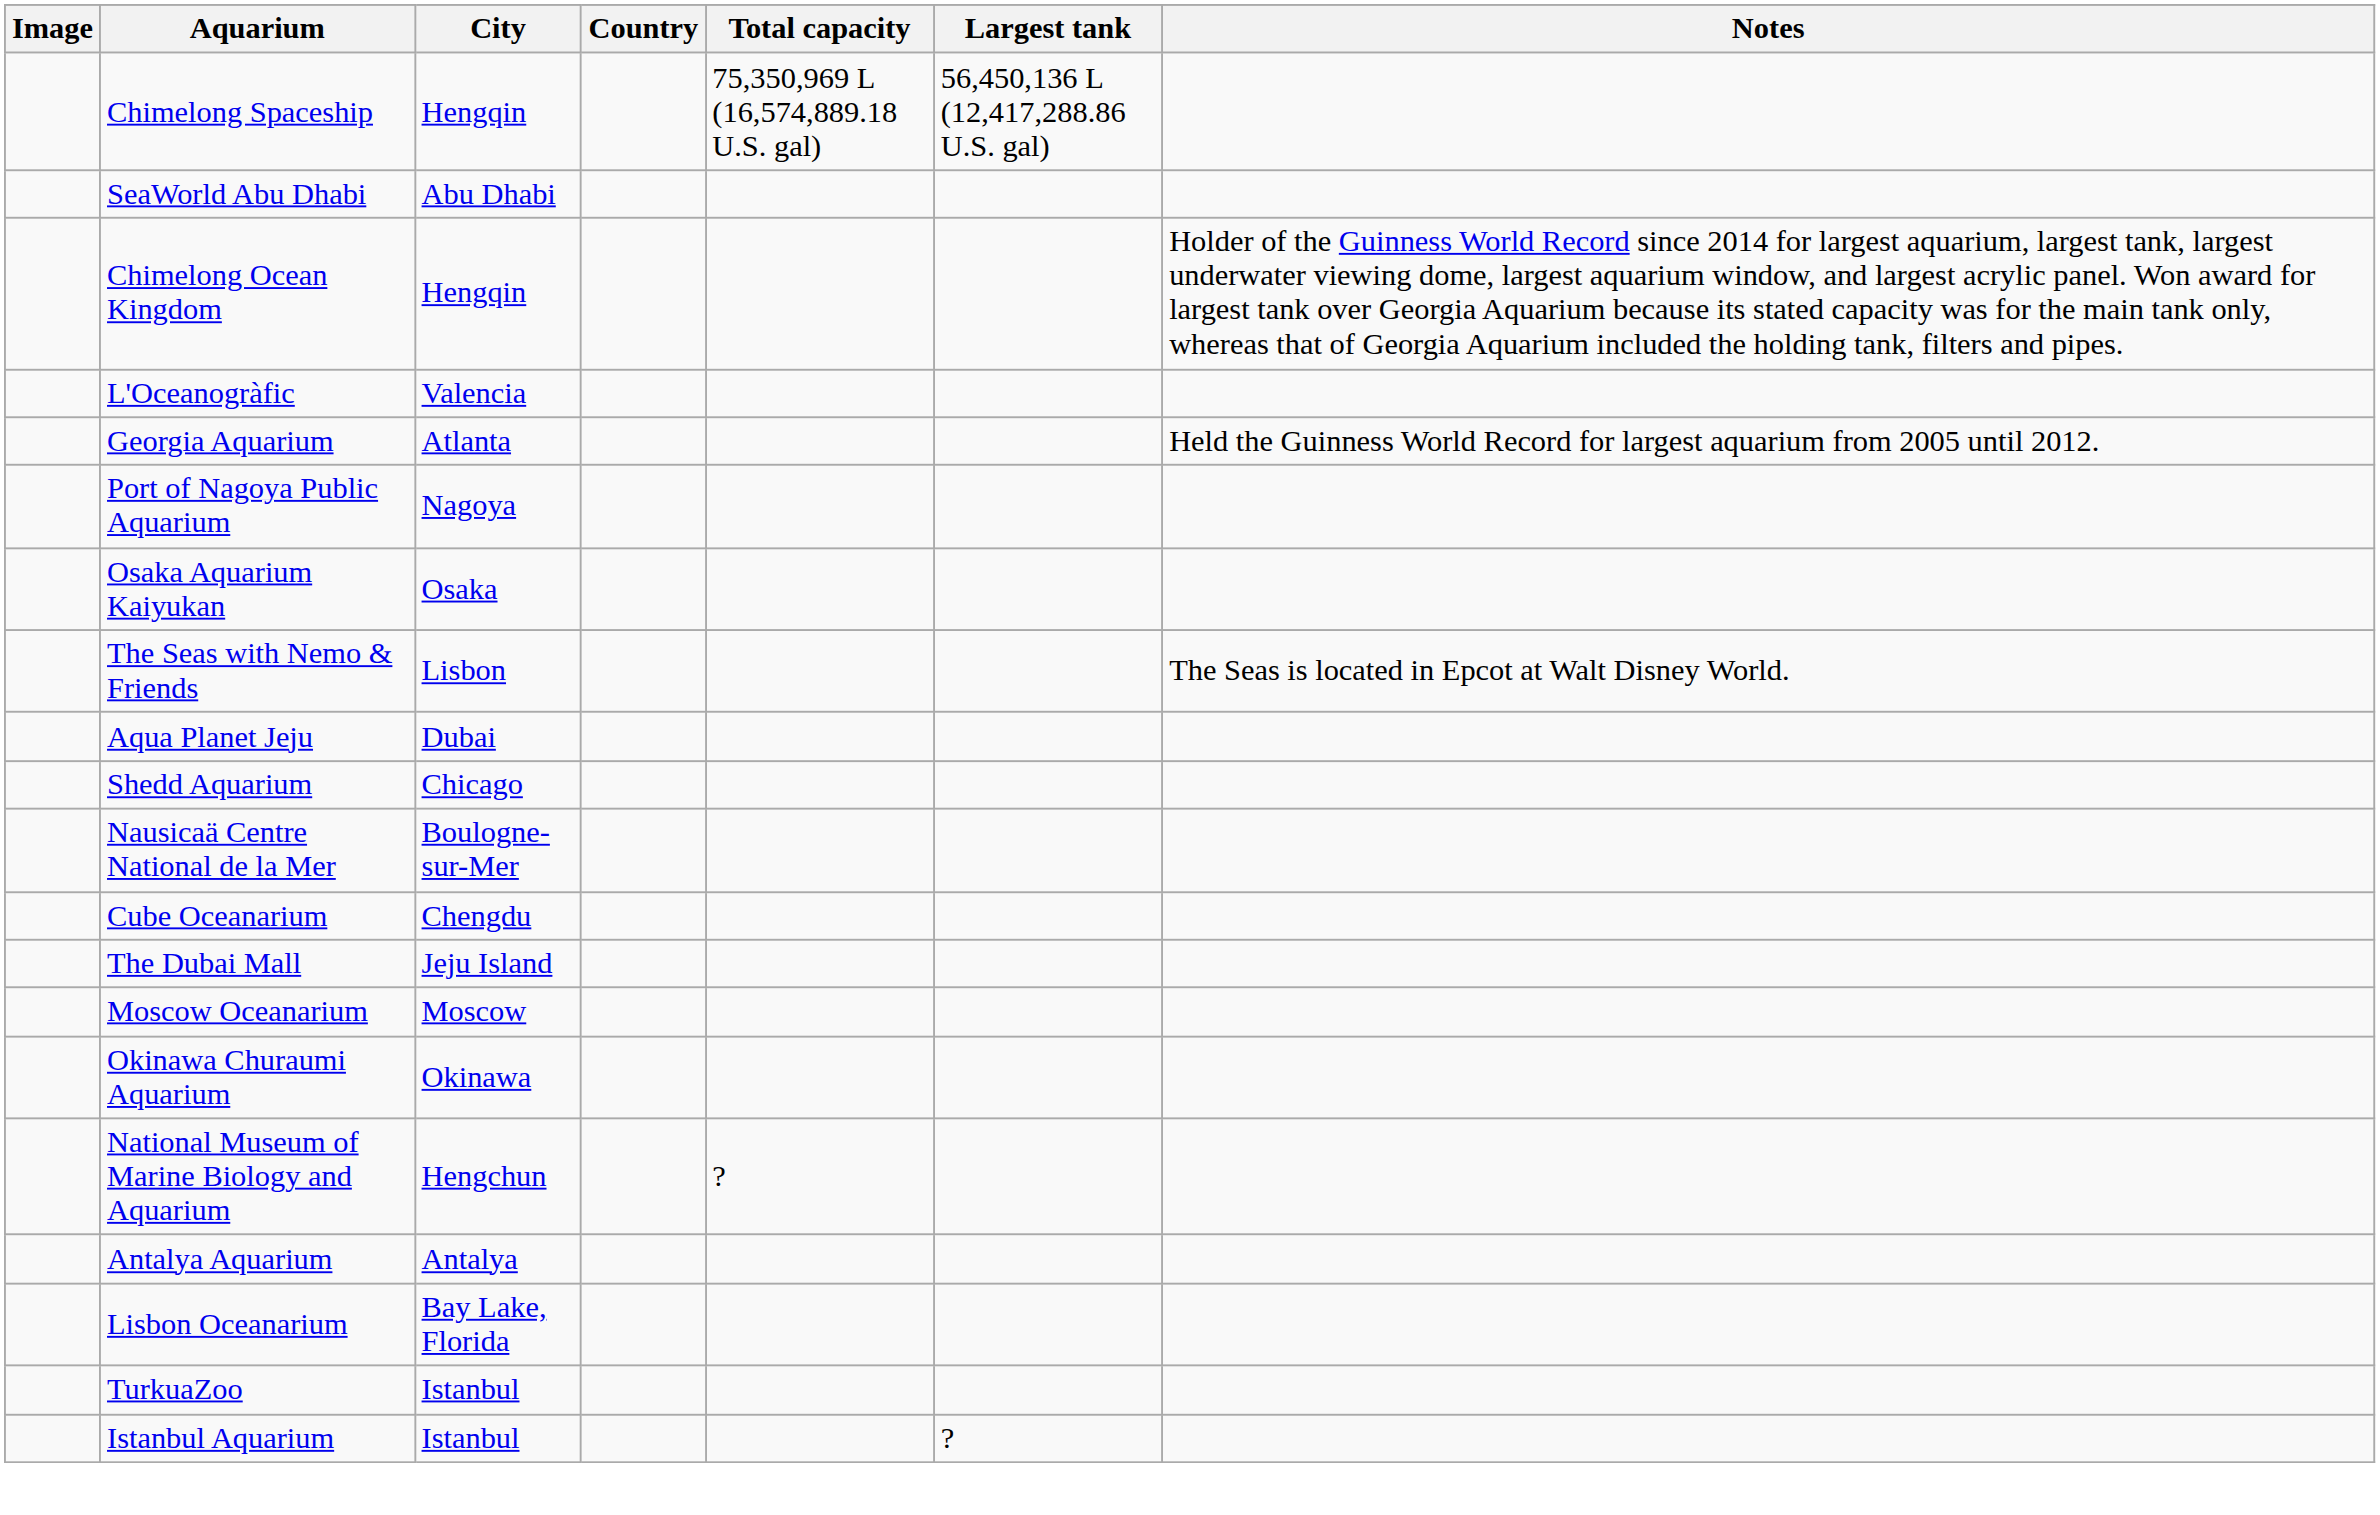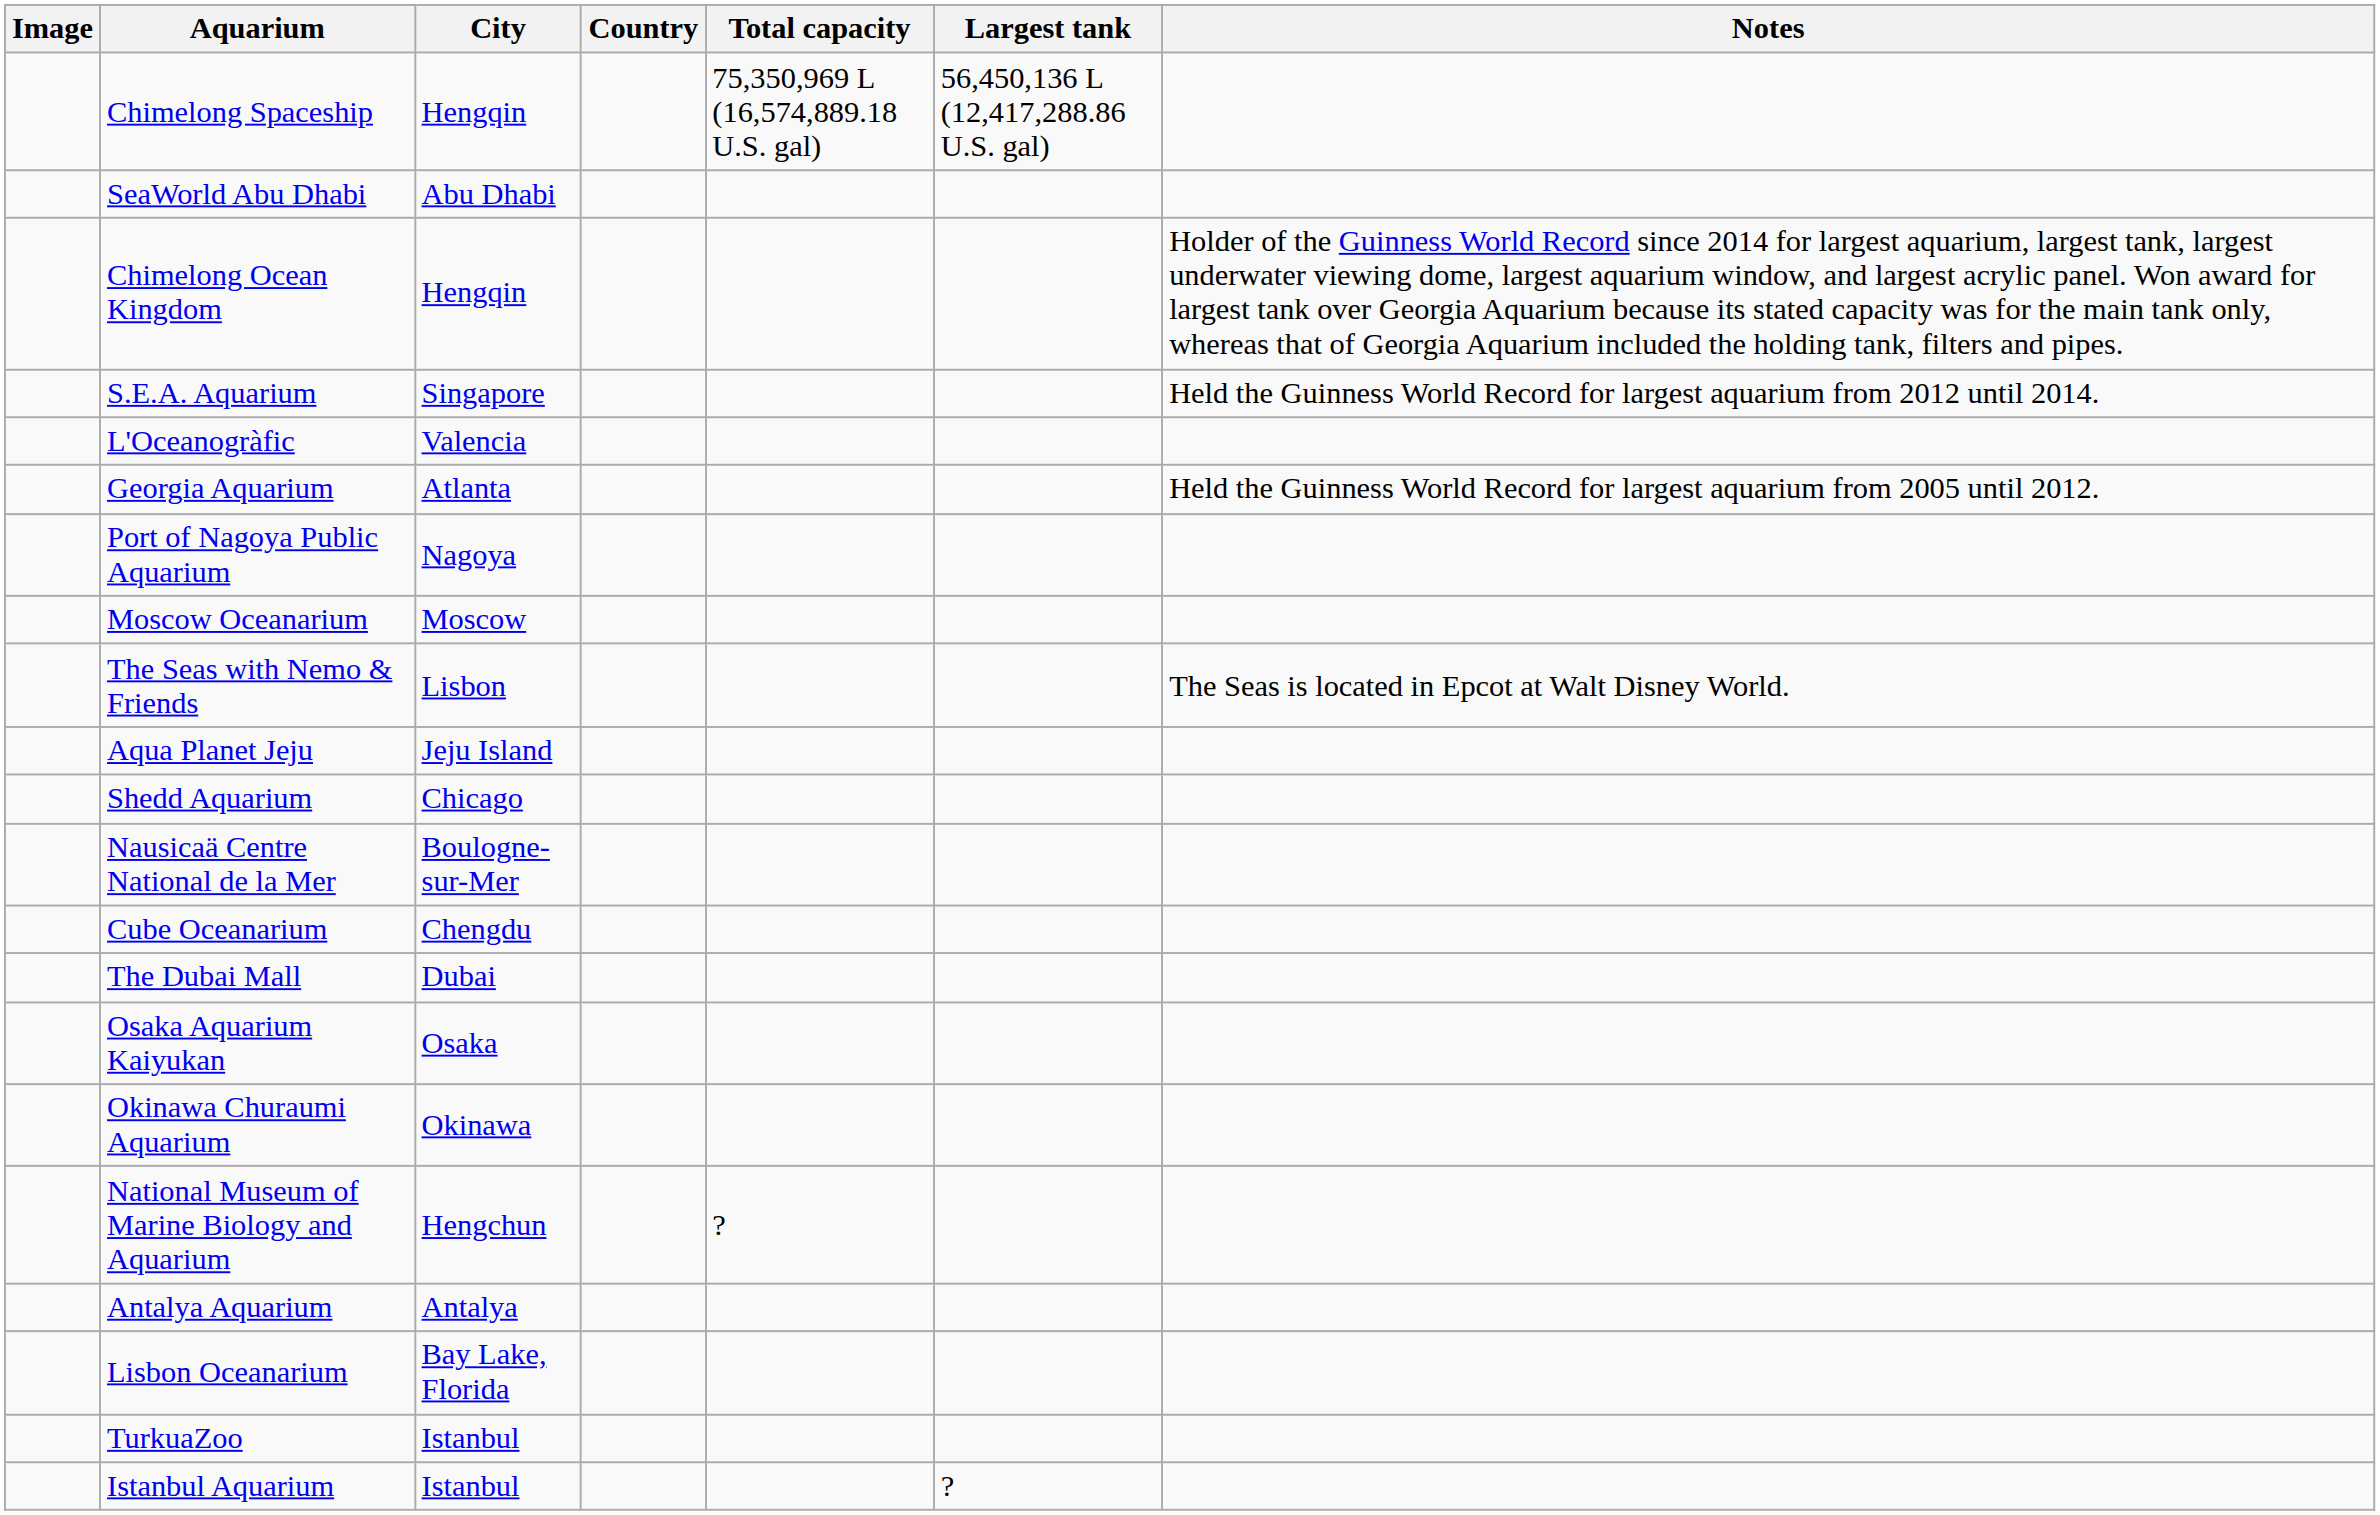+ row: (212, 392)
rows swapped: (237, 1011) <-> (210, 588)
(459, 736) Dubai -> (487, 750) Jeju Island
(487, 963) Jeju Island -> (459, 977) Dubai
